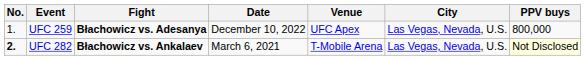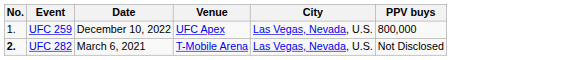- column: (142, 13)
(545, 47) lightyellow background -> (411, 47) no background
